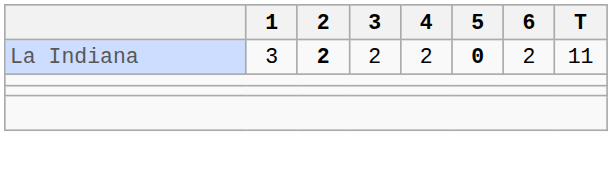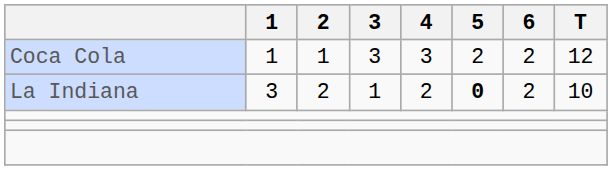+ row: (68, 57)
(323, 57) bold -> (323, 92) normal
(375, 57) 2 -> (375, 92) 1
(581, 57) 11 -> (581, 92) 10
